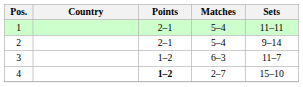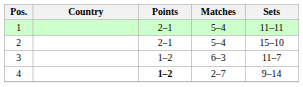(272, 43) 9–14 -> (272, 43) 15–10
(272, 74) 15–10 -> (272, 74) 9–14
